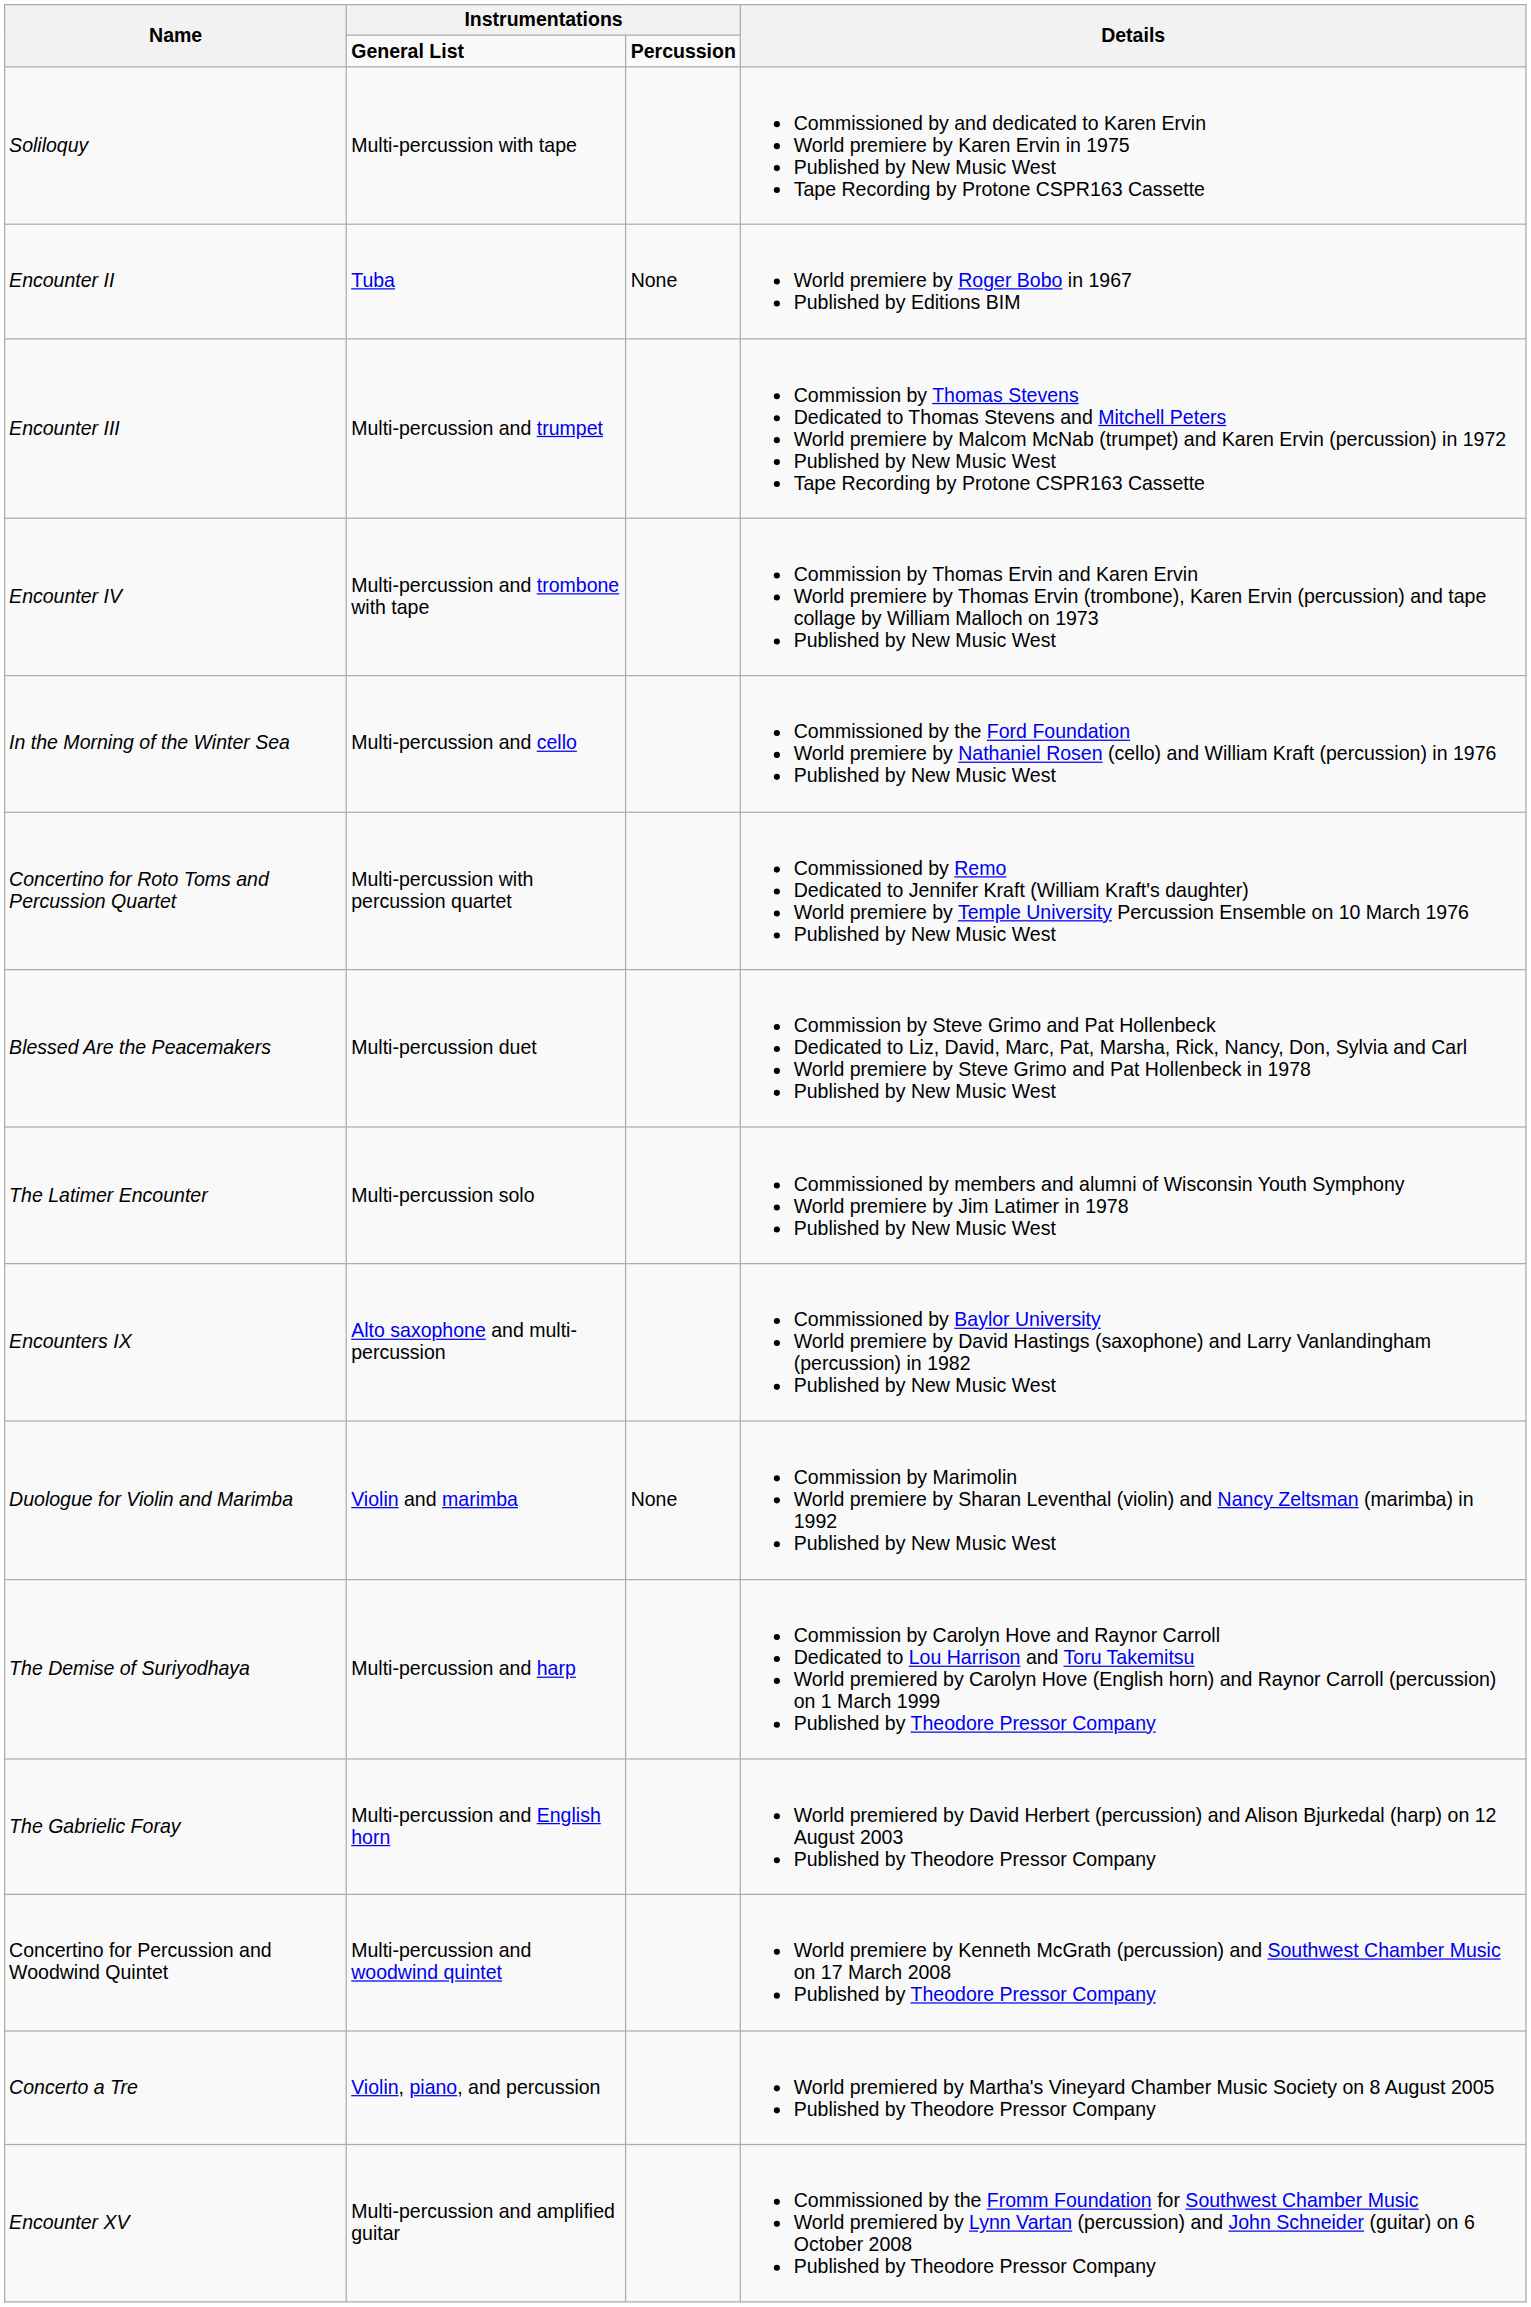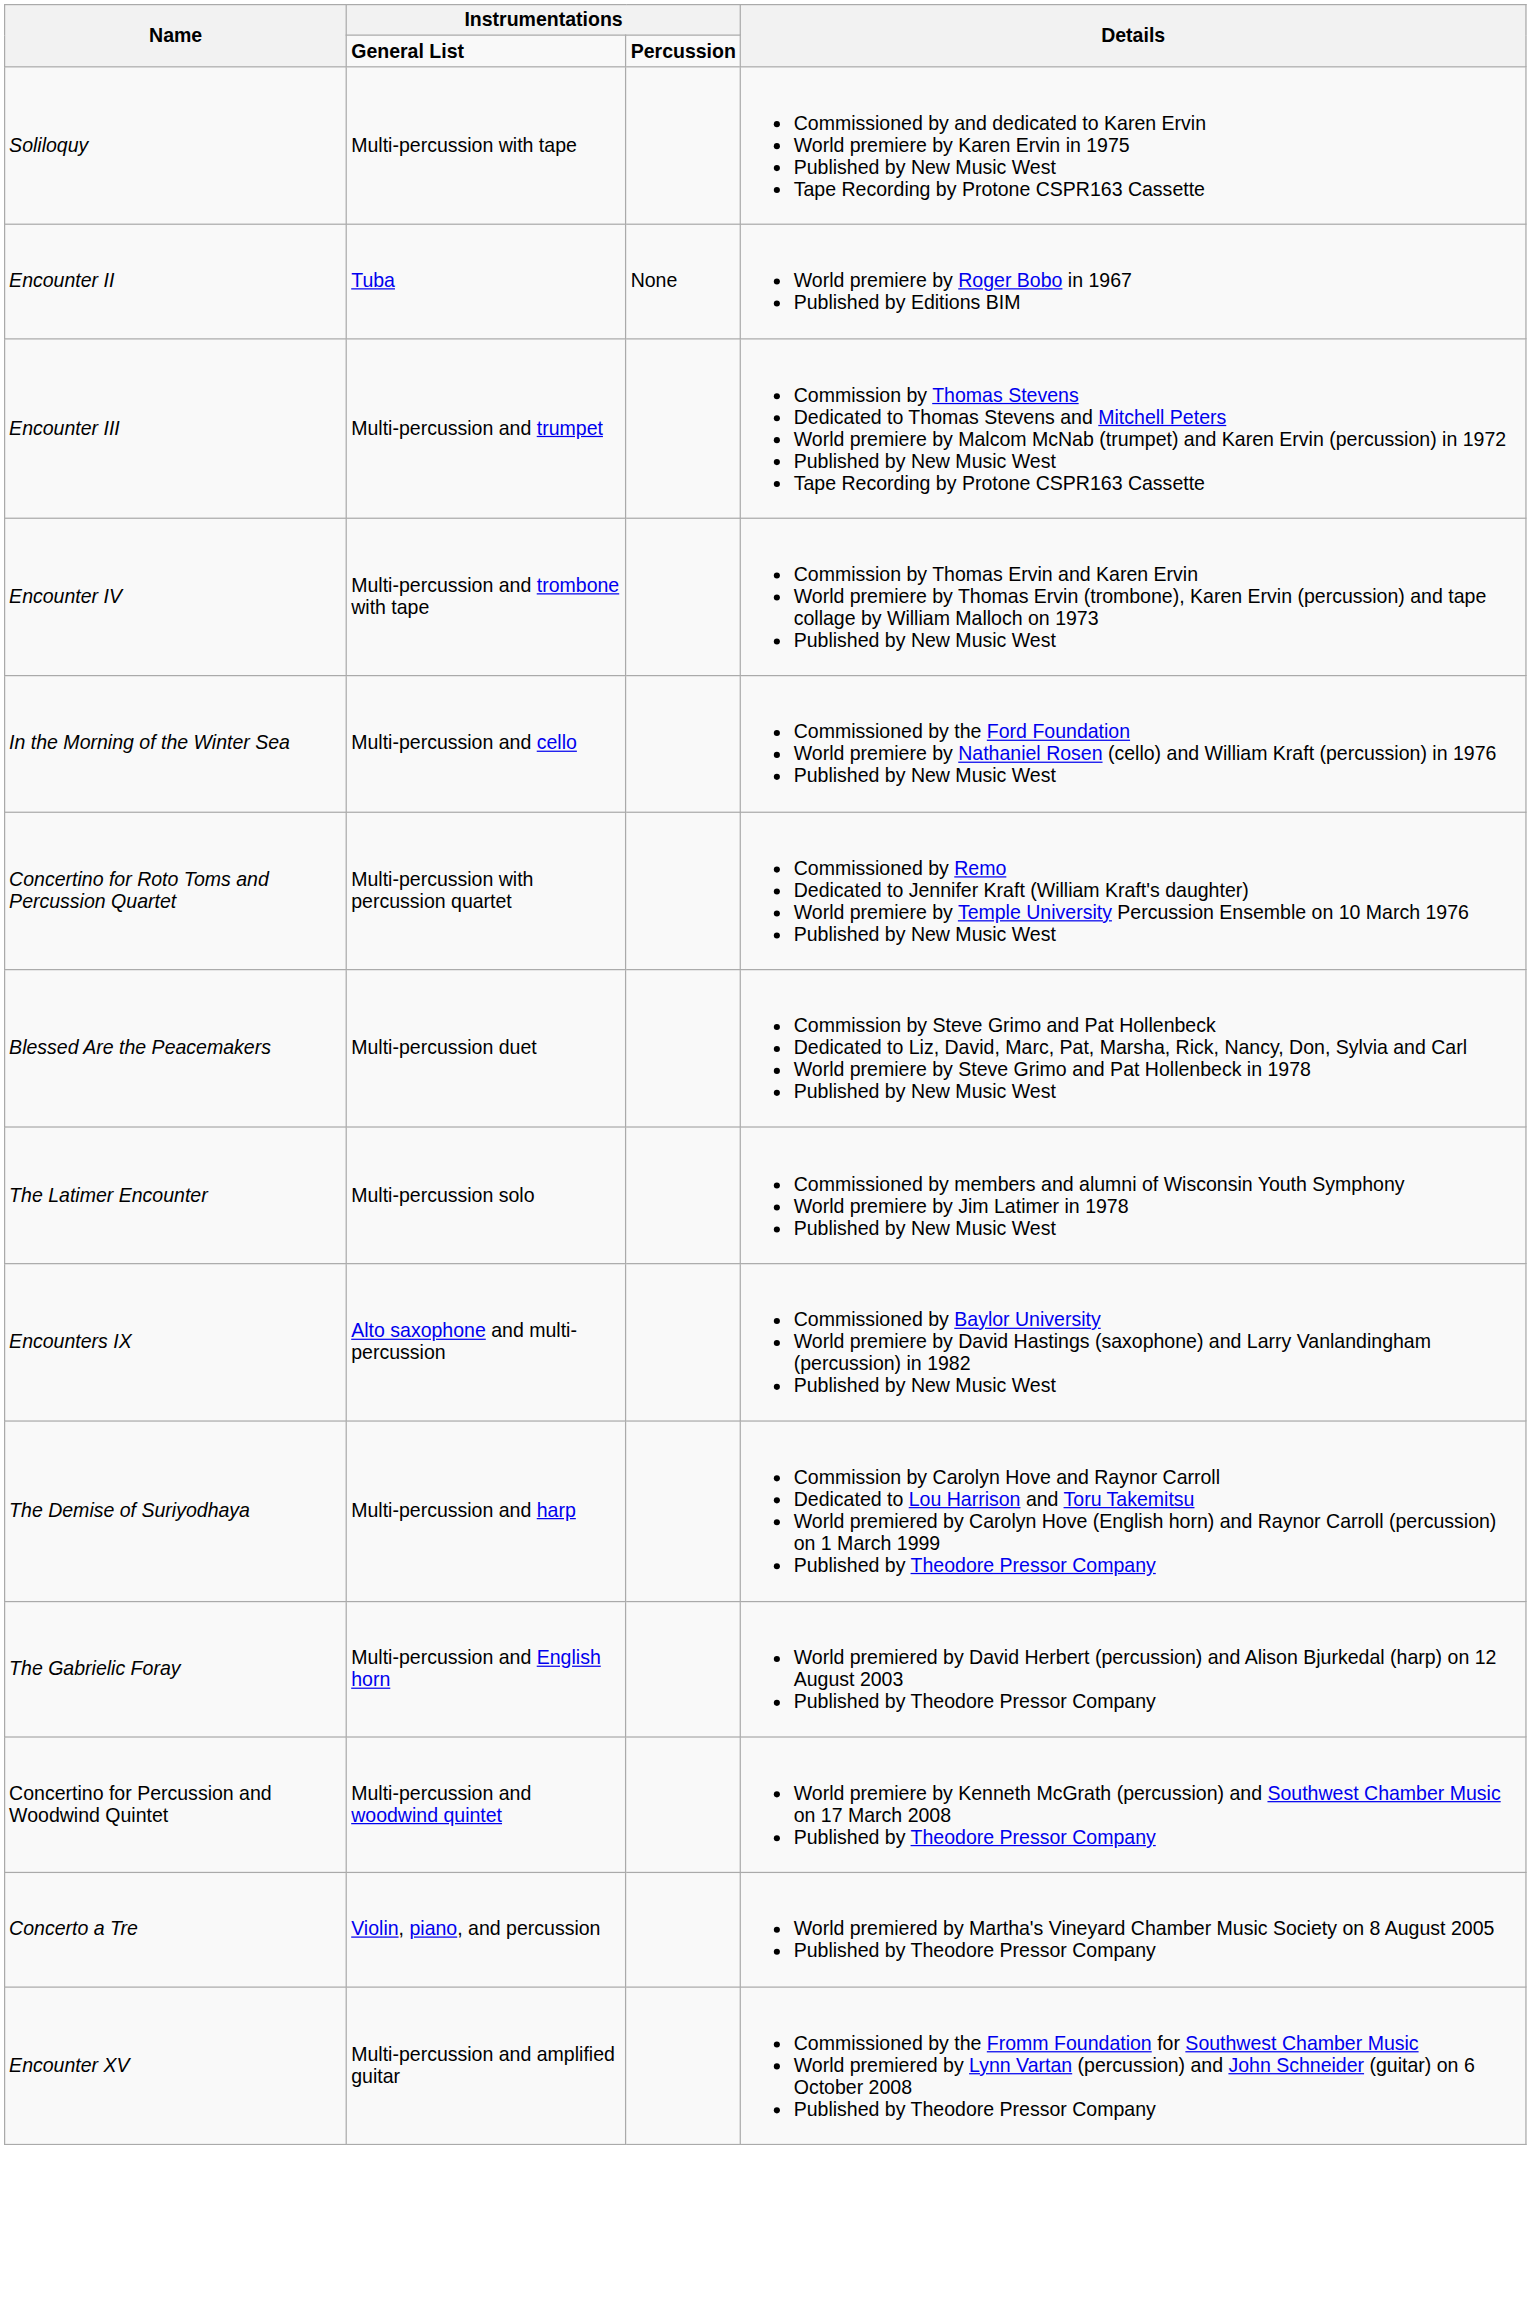- row: (151, 1499)
